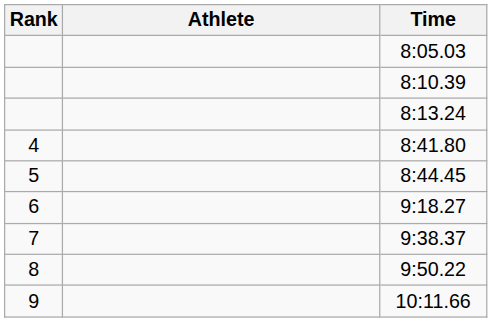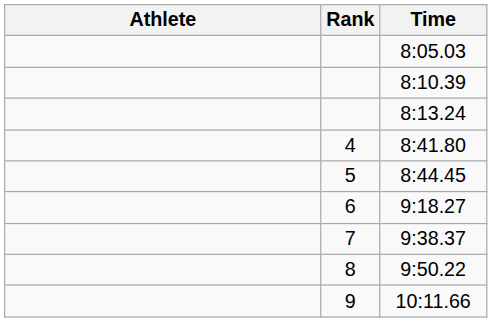columns swapped: (34, 20) <-> (221, 20)
